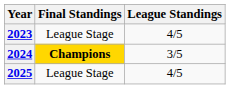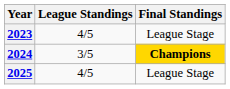columns swapped: (175, 14) <-> (80, 14)
